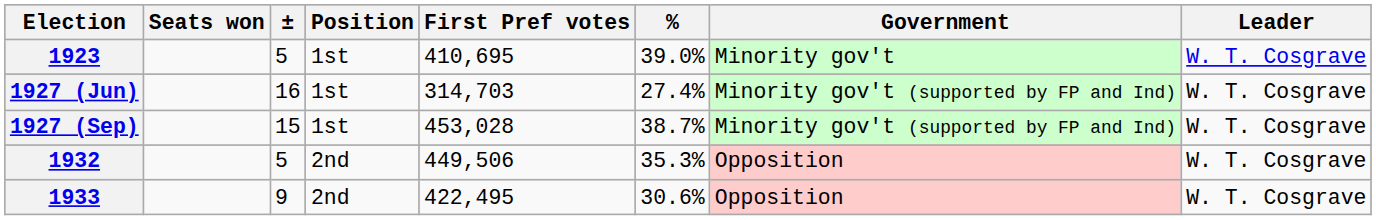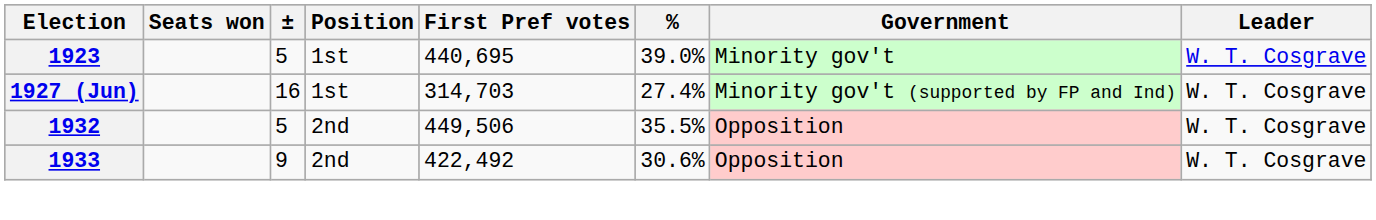(469, 57) 410,695 -> (469, 57) 440,695
- row: (74, 127)
(672, 162) 35.3% -> (672, 127) 35.5%
(469, 197) 422,495 -> (469, 162) 422,492
